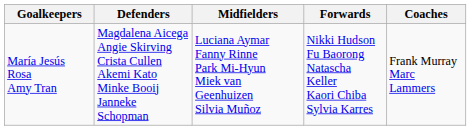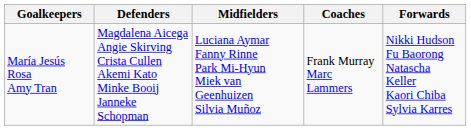columns swapped: (345, 14) <-> (426, 14)
